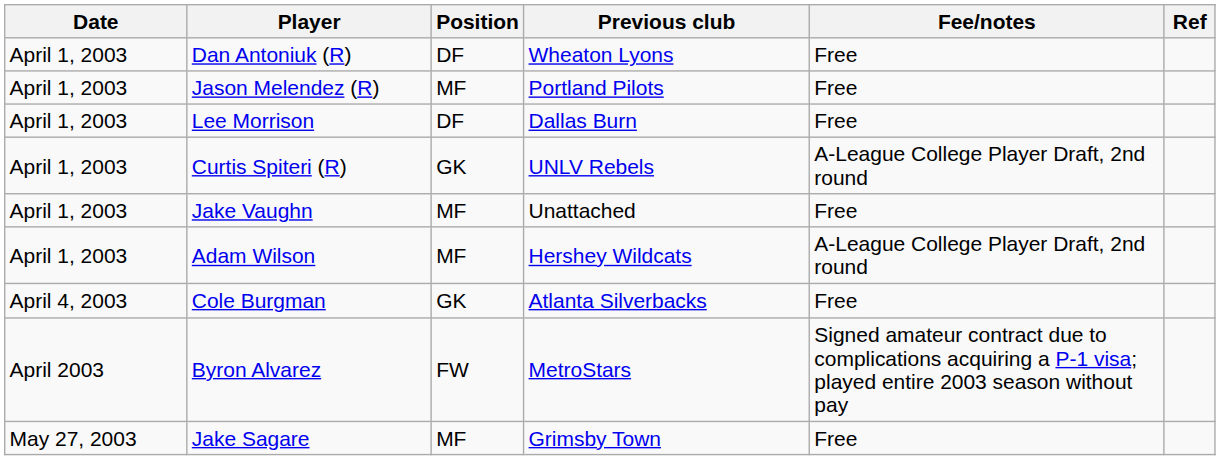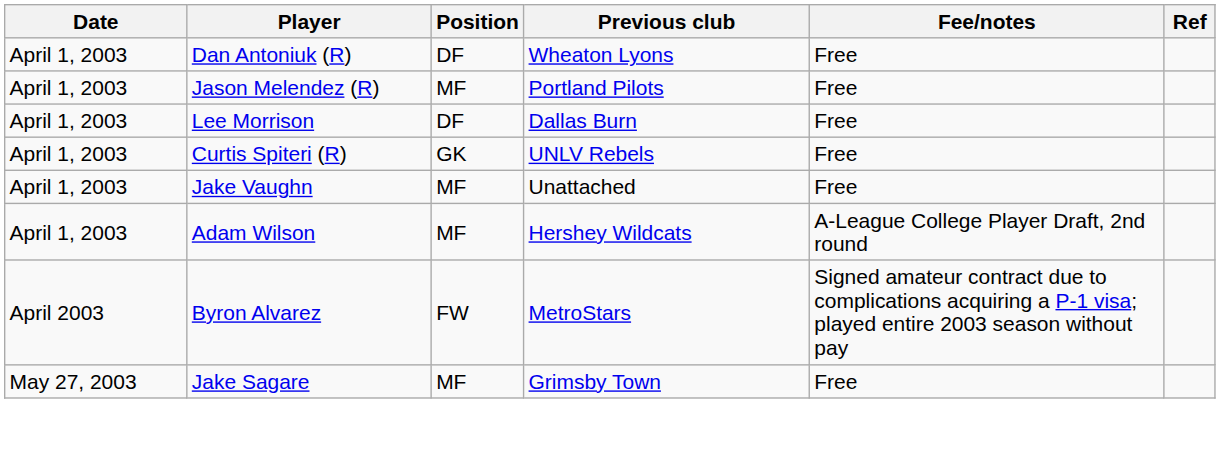(980, 166) A-League College Player Draft, 2nd round -> (836, 154) Free
- row: (259, 301)
